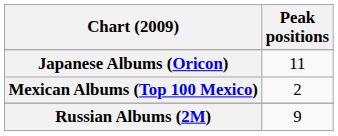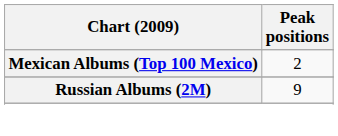- row: (133, 63)
